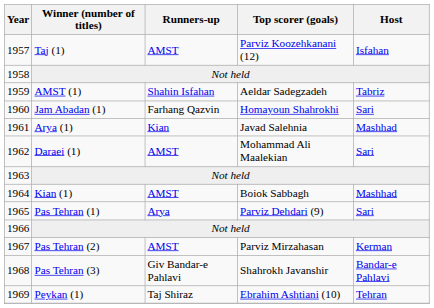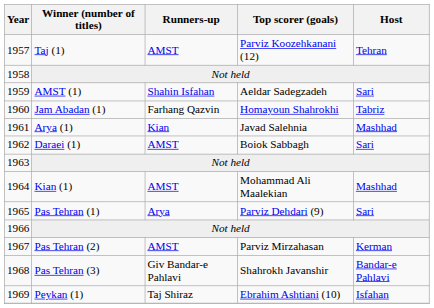(372, 50) Isfahan -> (371, 50) Tehran
(370, 91) Tabriz -> (365, 91) Sari
(365, 109) Sari -> (370, 109) Tabriz
(275, 151) Mohammad Ali Maalekian -> (274, 145) Boiok Sabbagh
(274, 193) Boiok Sabbagh -> (275, 186) Mohammad Ali Maalekian
(371, 294) Tehran -> (372, 294) Isfahan
